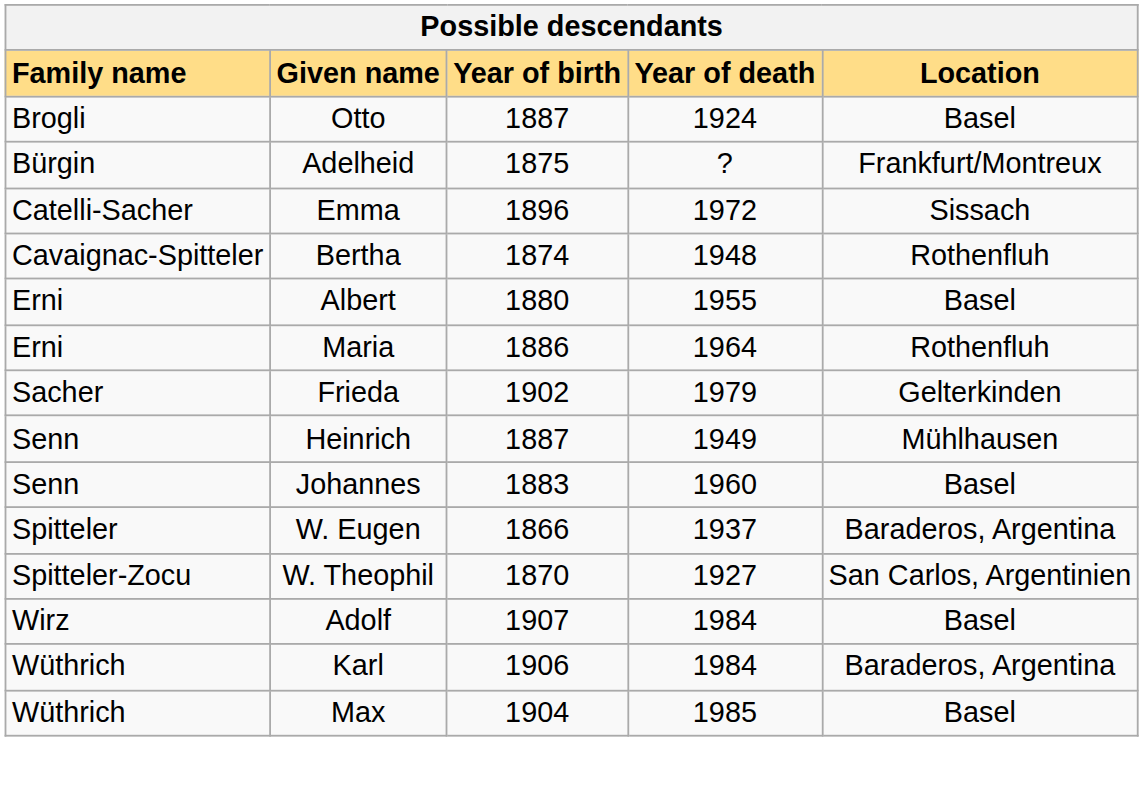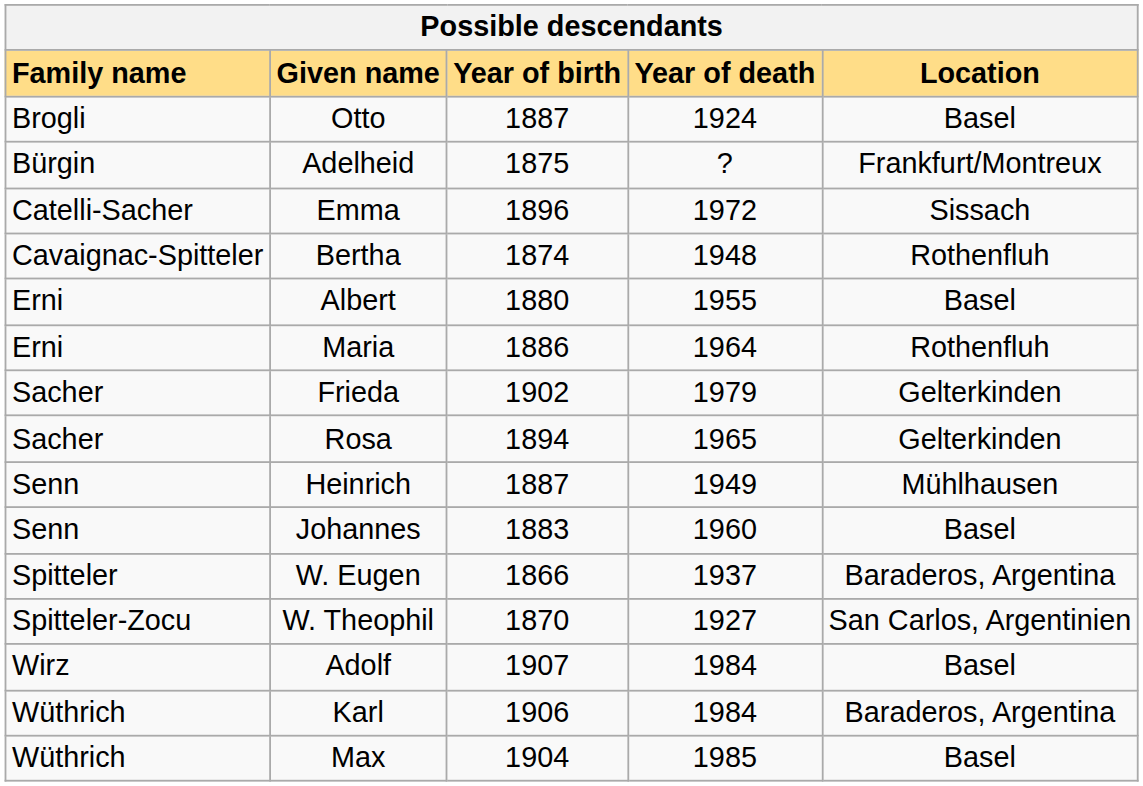+ row: (358, 438)
